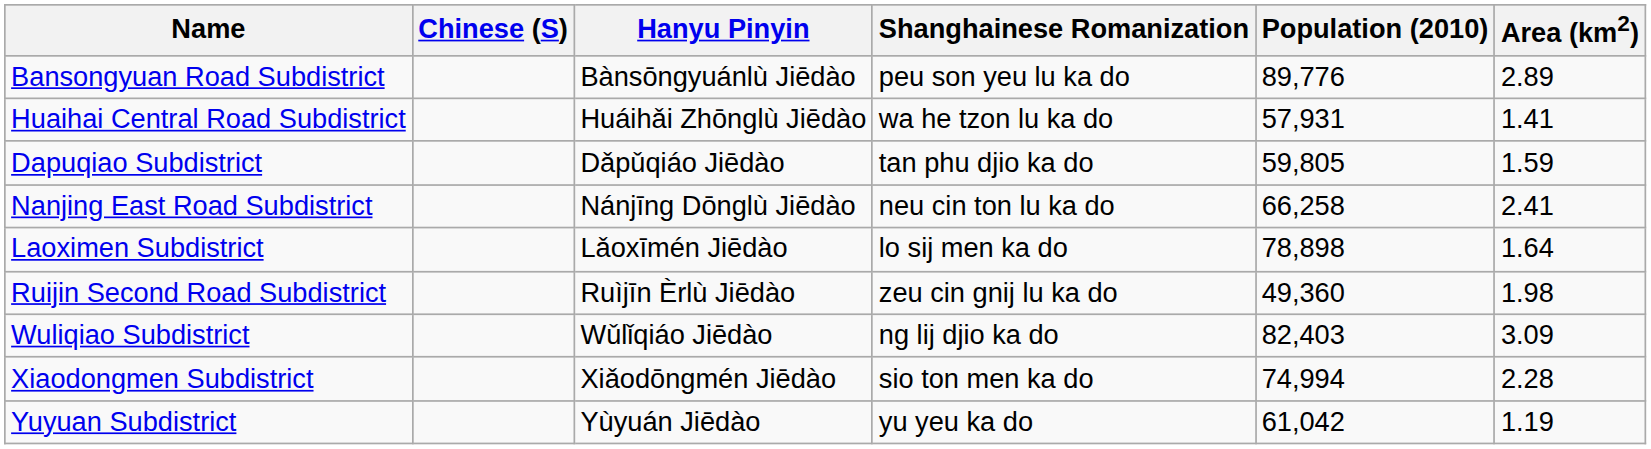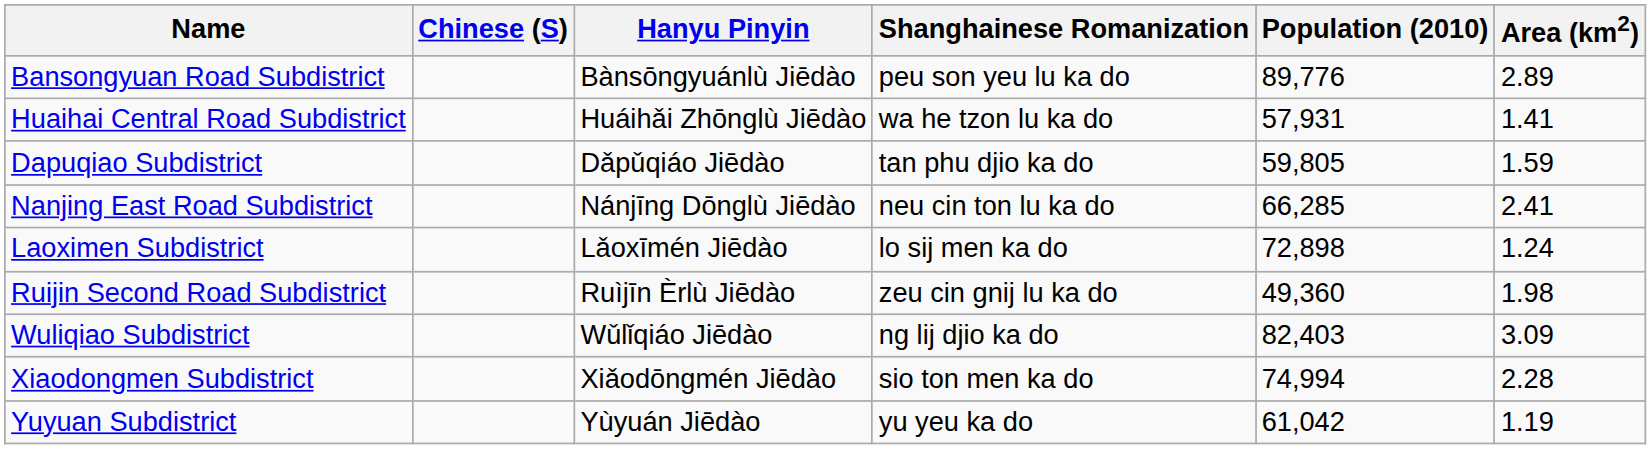(1303, 205) 66,258 -> (1303, 205) 66,285
(1303, 249) 78,898 -> (1303, 249) 72,898
(1527, 249) 1.64 -> (1527, 249) 1.24
